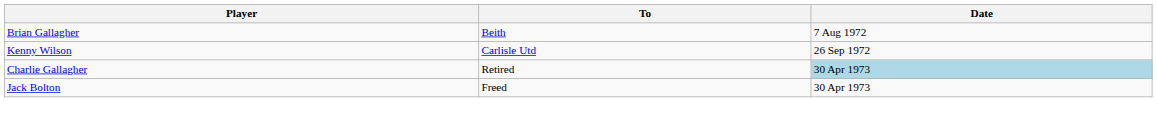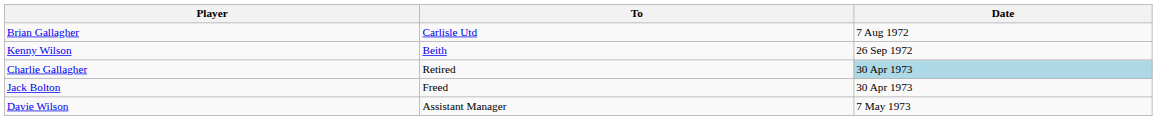(494, 32) Beith -> (450, 32) Carlisle Utd
(509, 51) Carlisle Utd -> (435, 51) Beith
+ row: (38, 106)
